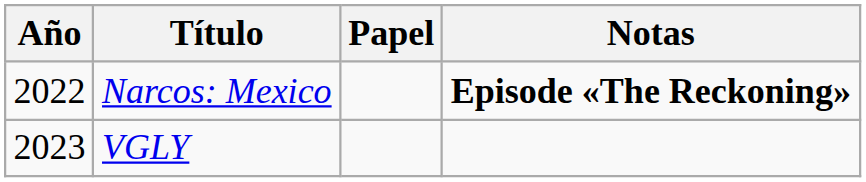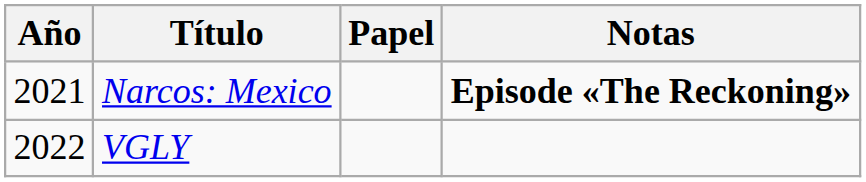(49, 90) 2022 -> (49, 90) 2021
(49, 147) 2023 -> (49, 147) 2022
